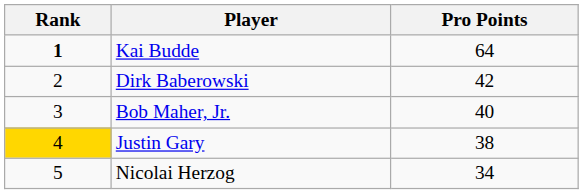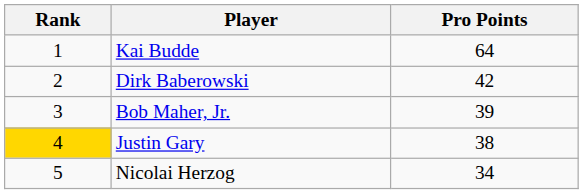(58, 50) bold -> (58, 50) normal
(485, 111) 40 -> (485, 111) 39
